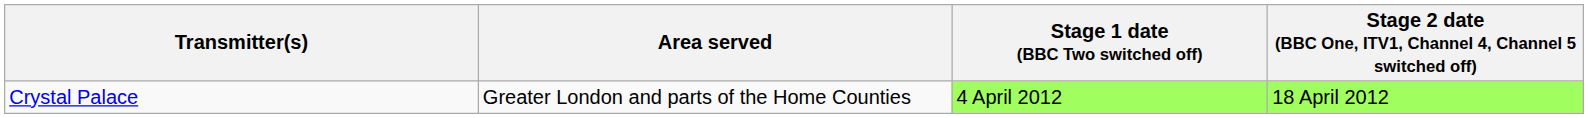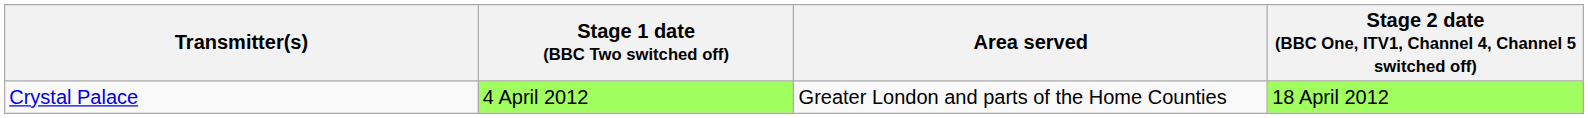columns swapped: (715, 42) <-> (1110, 42)
